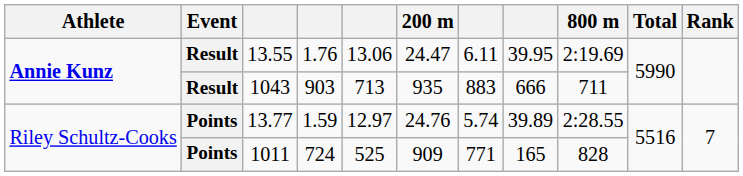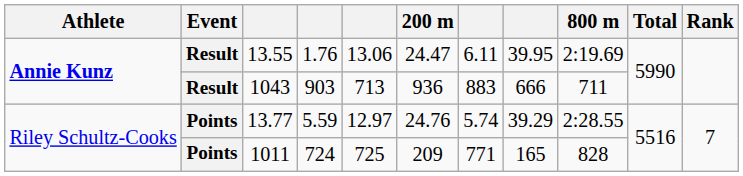(428, 88) 935 -> (428, 88) 936
(320, 121) 1.59 -> (320, 121) 5.59
(531, 121) 39.89 -> (531, 121) 39.29
(370, 154) 525 -> (370, 154) 725
(428, 154) 909 -> (428, 154) 209
